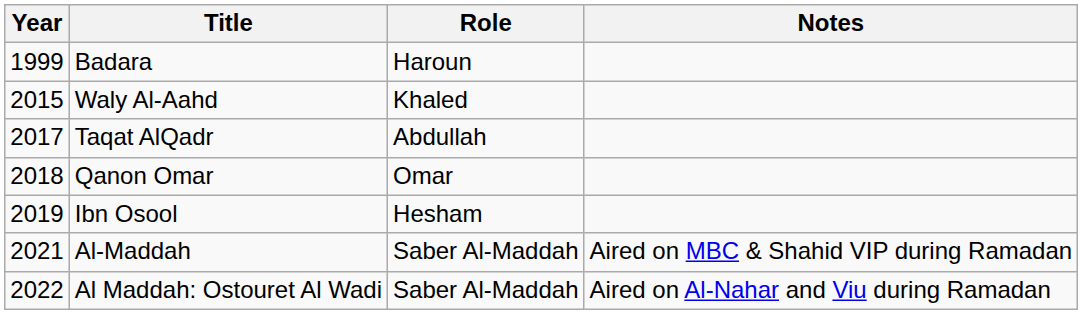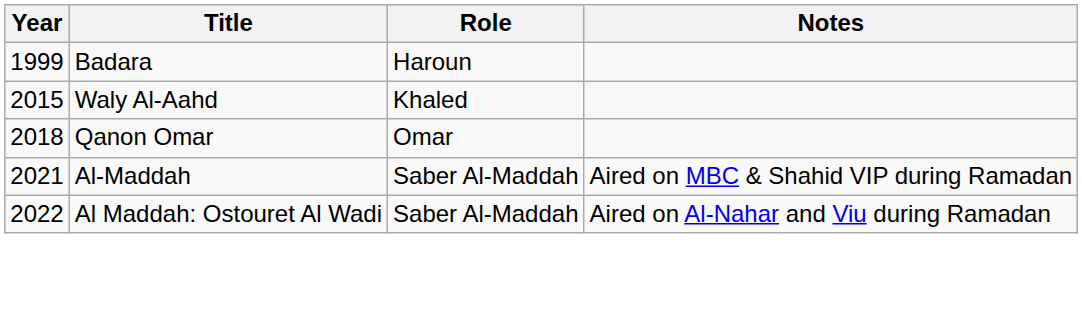- row: (144, 137)
- row: (126, 213)
